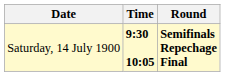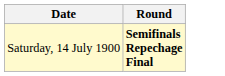- column: (140, 14)
